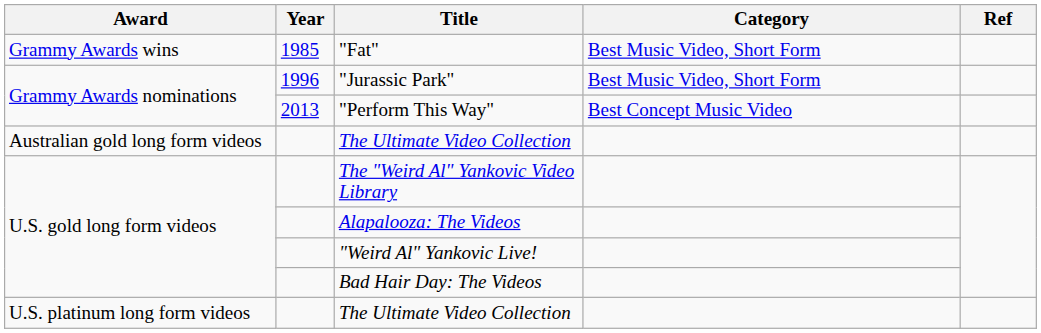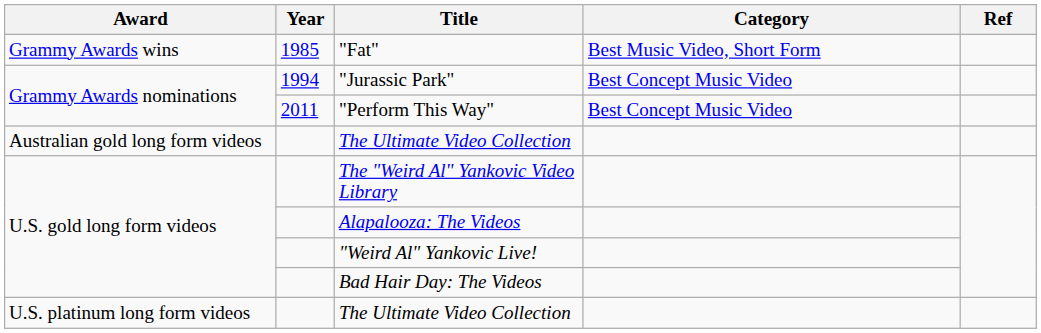(300, 79) 1996 -> (300, 79) 1994
(704, 79) Best Music Video, Short Form -> (690, 79) Best Concept Music Video
(300, 110) 2013 -> (300, 110) 2011
